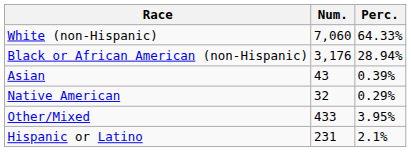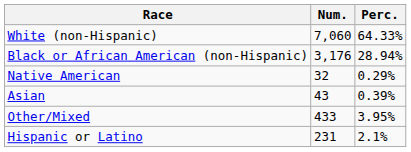rows swapped: (64, 96) <-> (26, 76)
